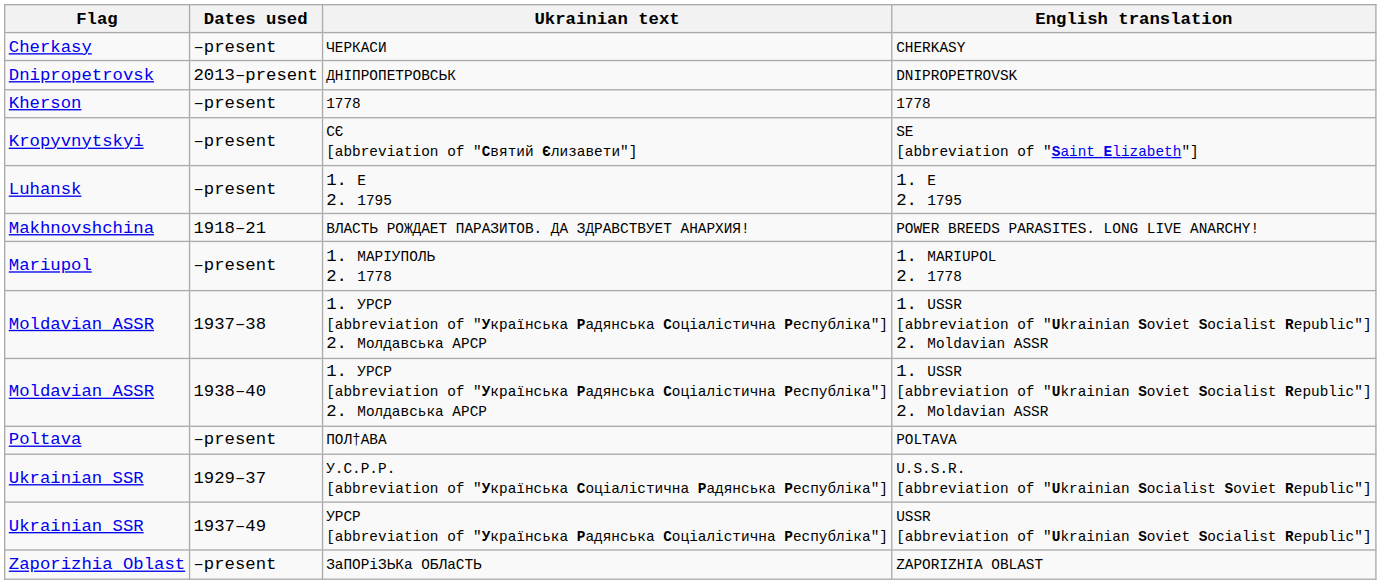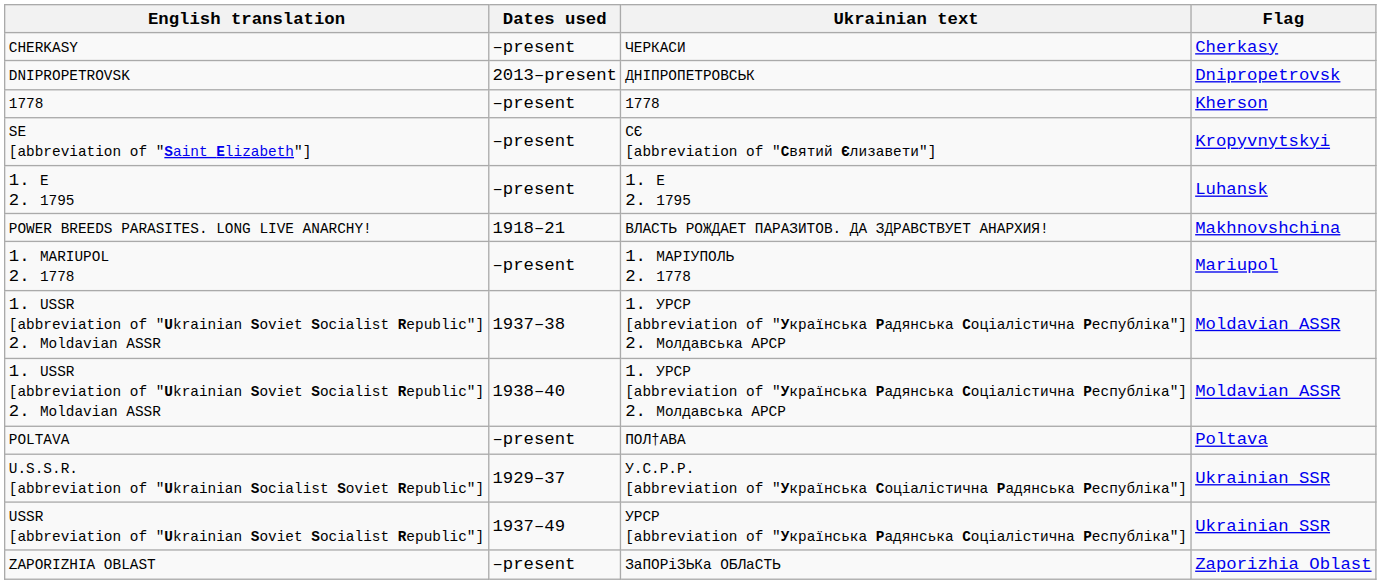columns swapped: (97, 19) <-> (1134, 19)
